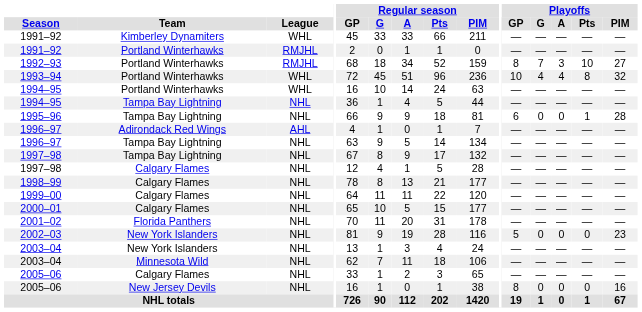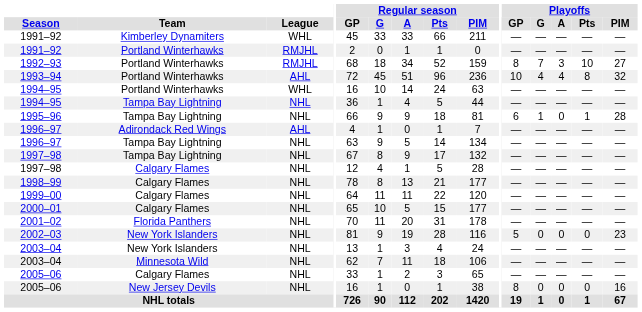(300, 76) WHL -> (300, 76) AHL
(541, 116) 0 -> (541, 116) 1
